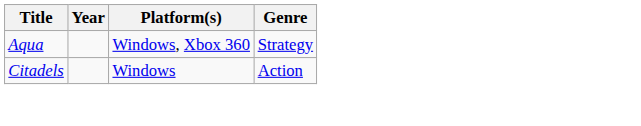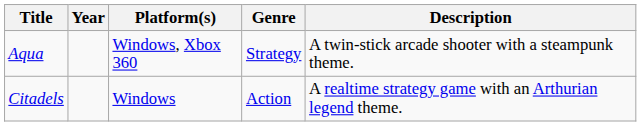+ column: (471, 17)
